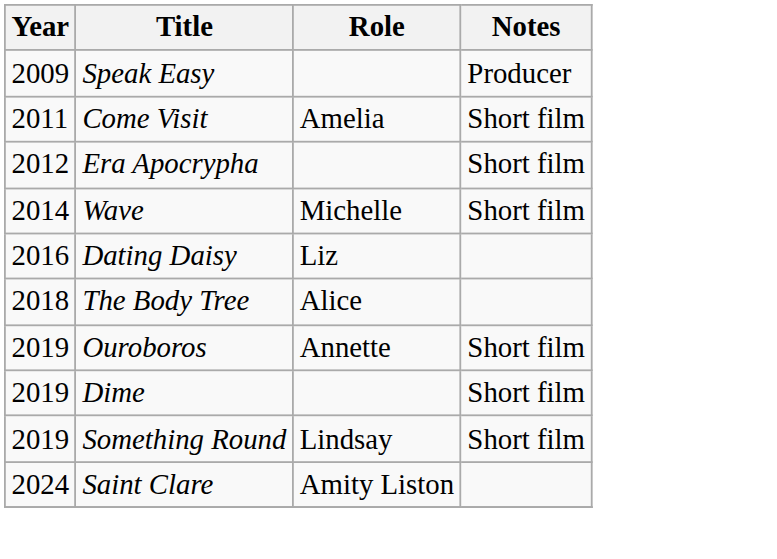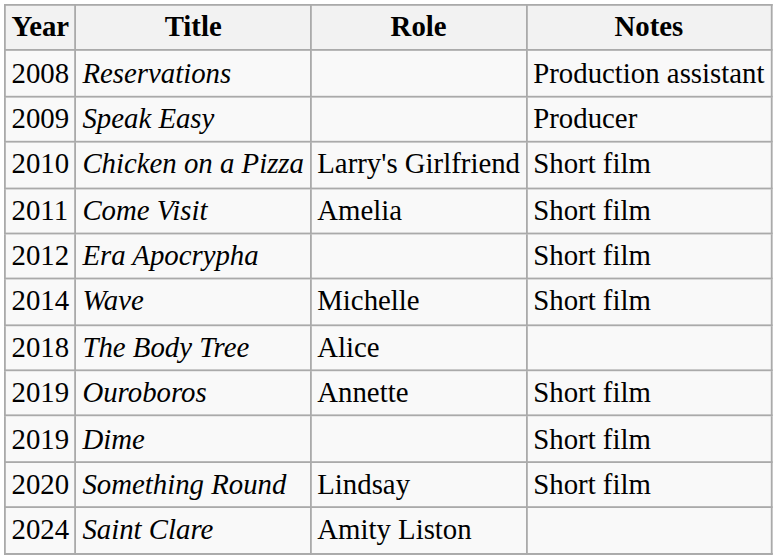+ row: (157, 73)
+ row: (193, 164)
- row: (160, 255)
(40, 438) 2019 -> (40, 484) 2020
